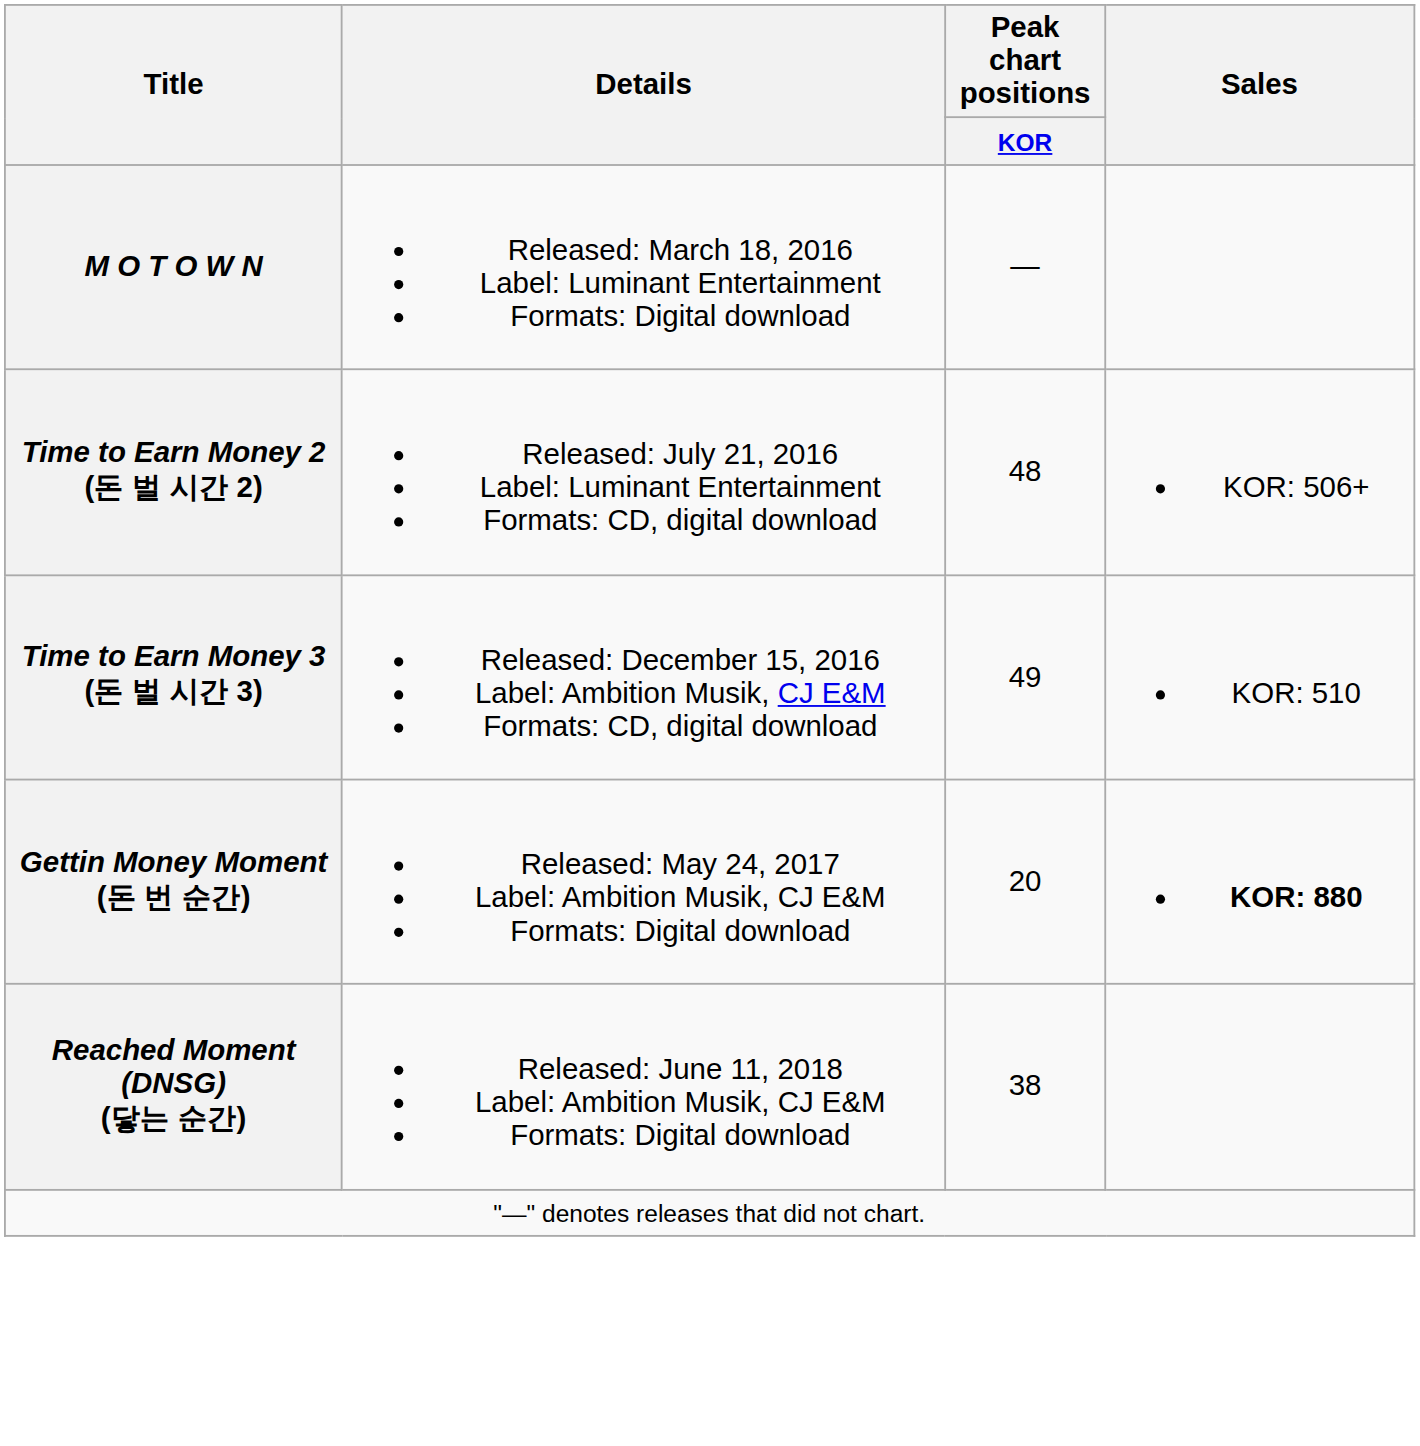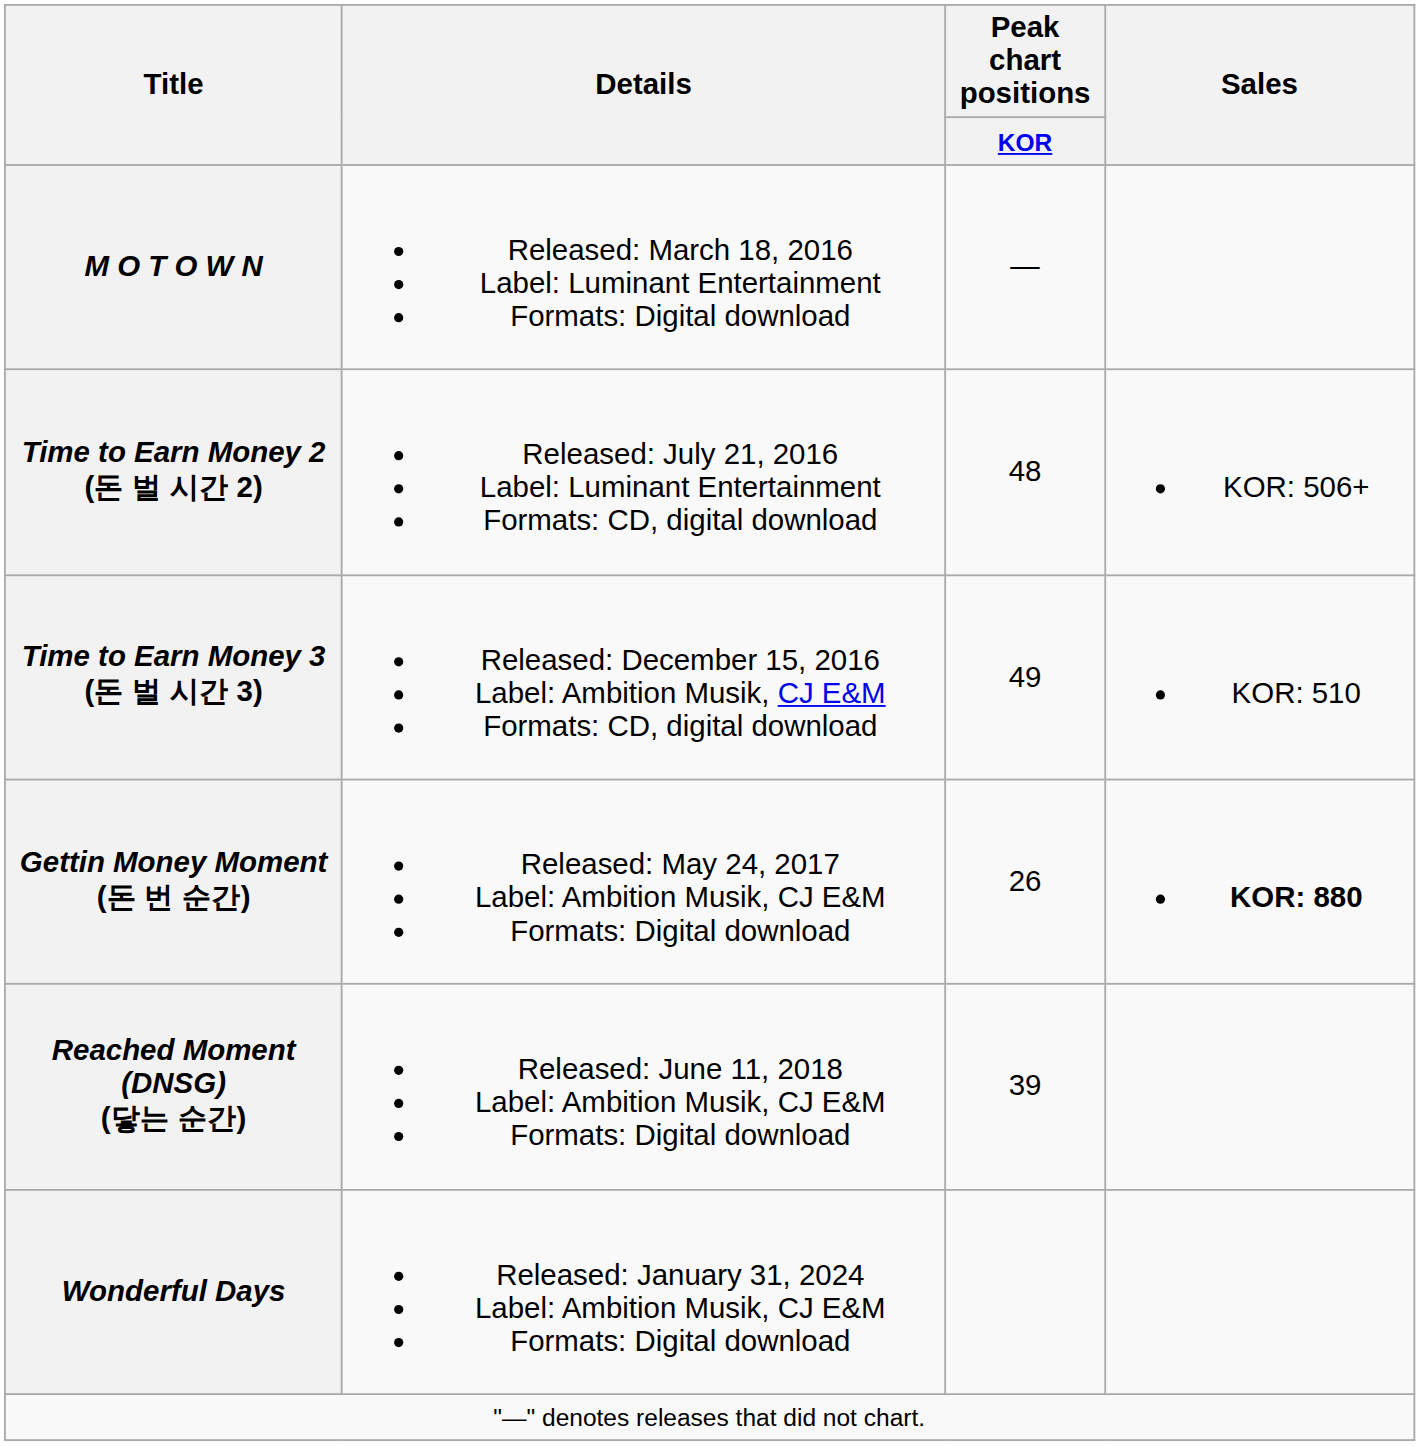(1025, 881) 20 -> (1025, 881) 26
(1025, 1086) 38 -> (1025, 1086) 39
+ row: (174, 1291)
